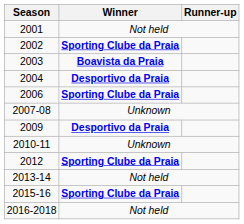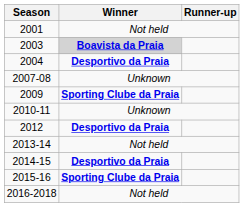- row: (32, 45)
(120, 62) no background -> (120, 45) lightgrey background
- row: (32, 95)
(120, 128) Desportivo da Praia -> (120, 95) Sporting Clube da Praia
(120, 161) Sporting Clube da Praia -> (120, 128) Desportivo da Praia
+ row: (32, 161)
